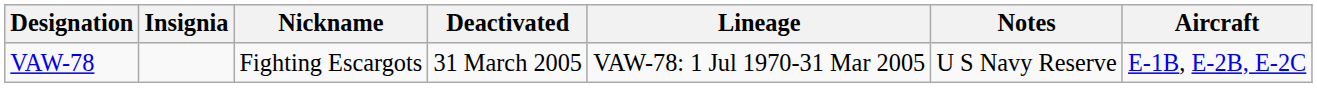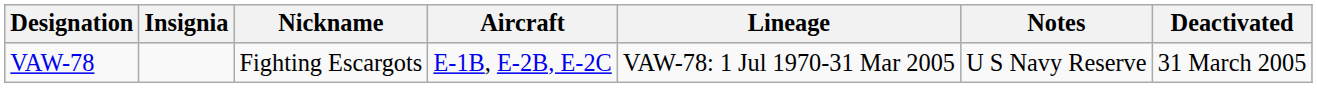columns swapped: (1217, 23) <-> (508, 23)
